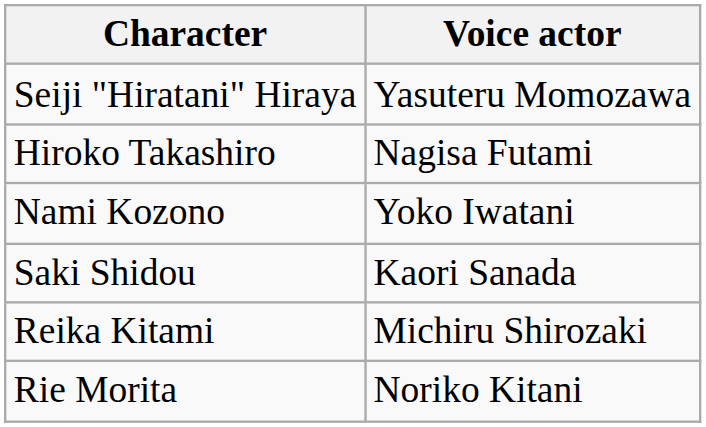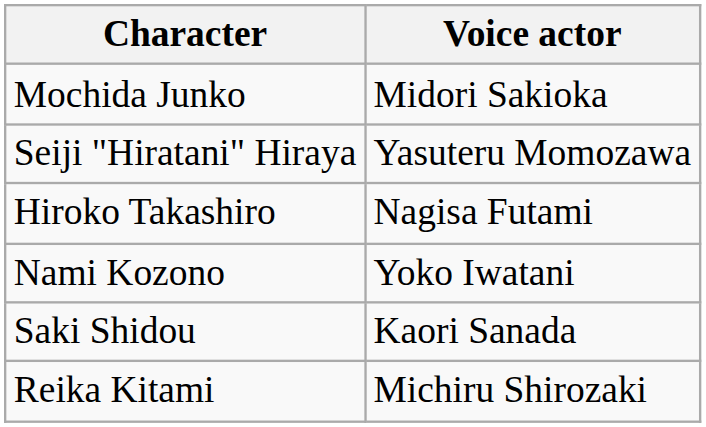+ row: (130, 93)
- row: (95, 390)
